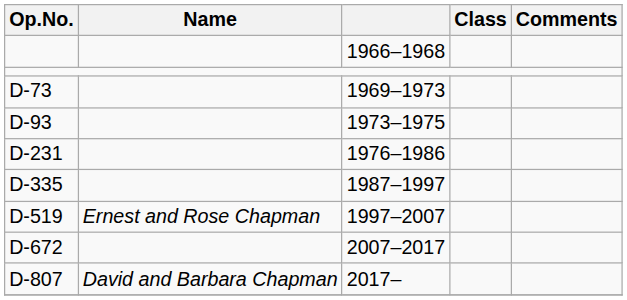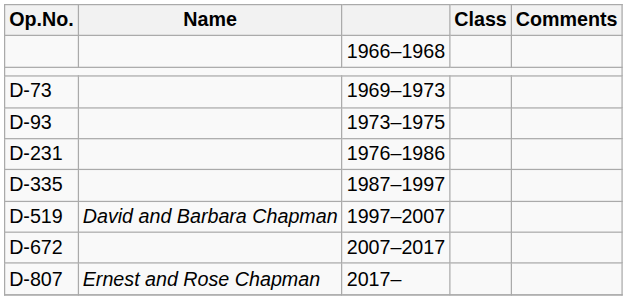(201, 216) Ernest and Rose Chapman -> (210, 216) David and Barbara Chapman
(210, 278) David and Barbara Chapman -> (201, 278) Ernest and Rose Chapman
